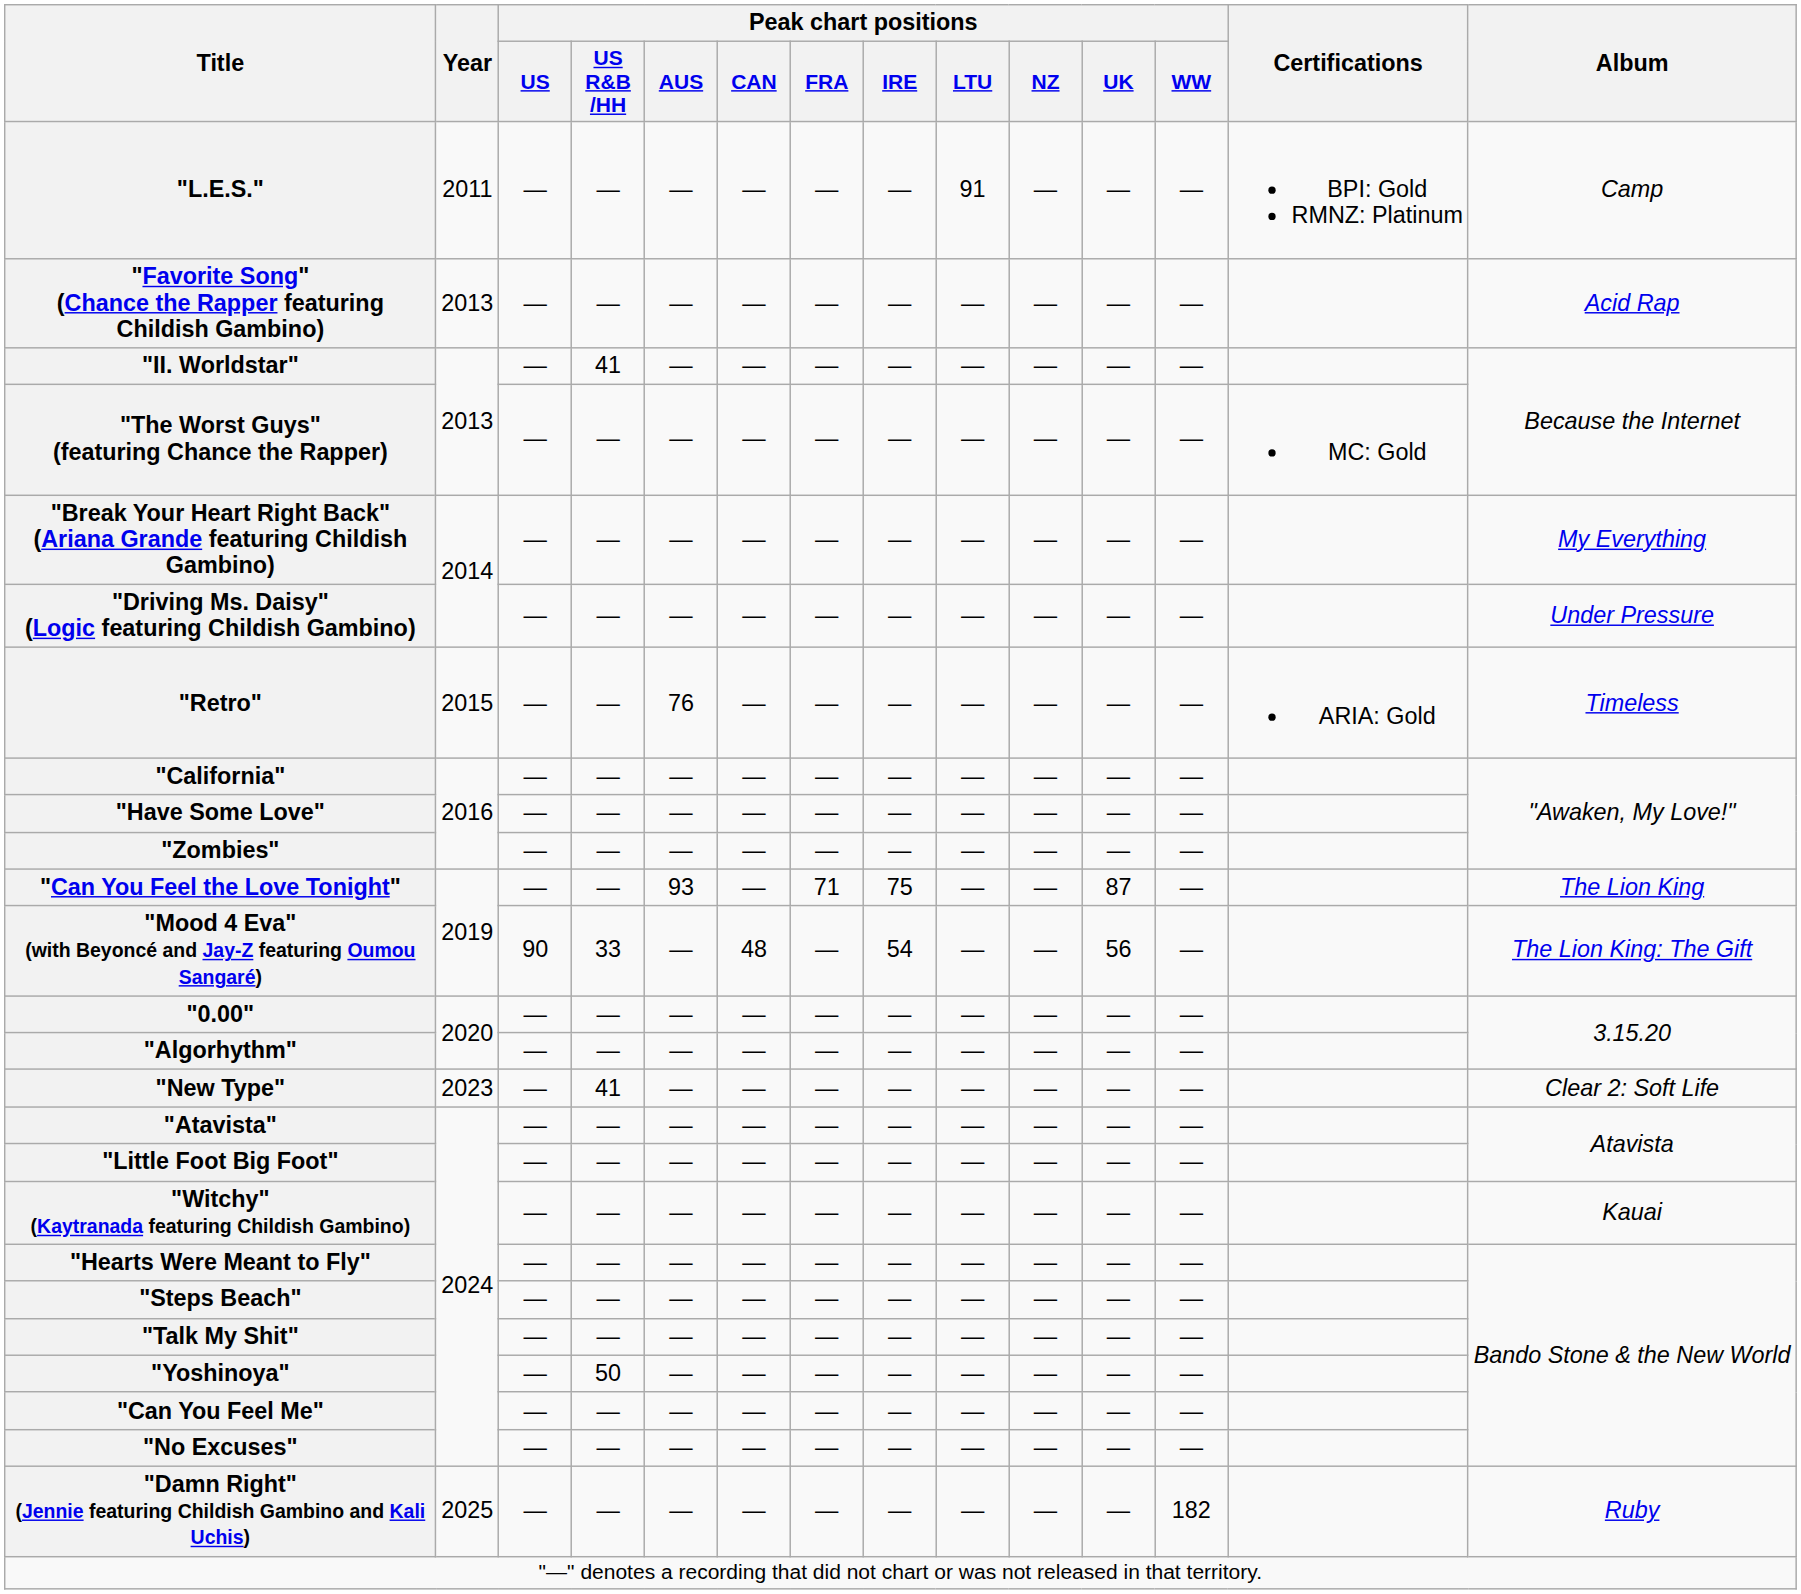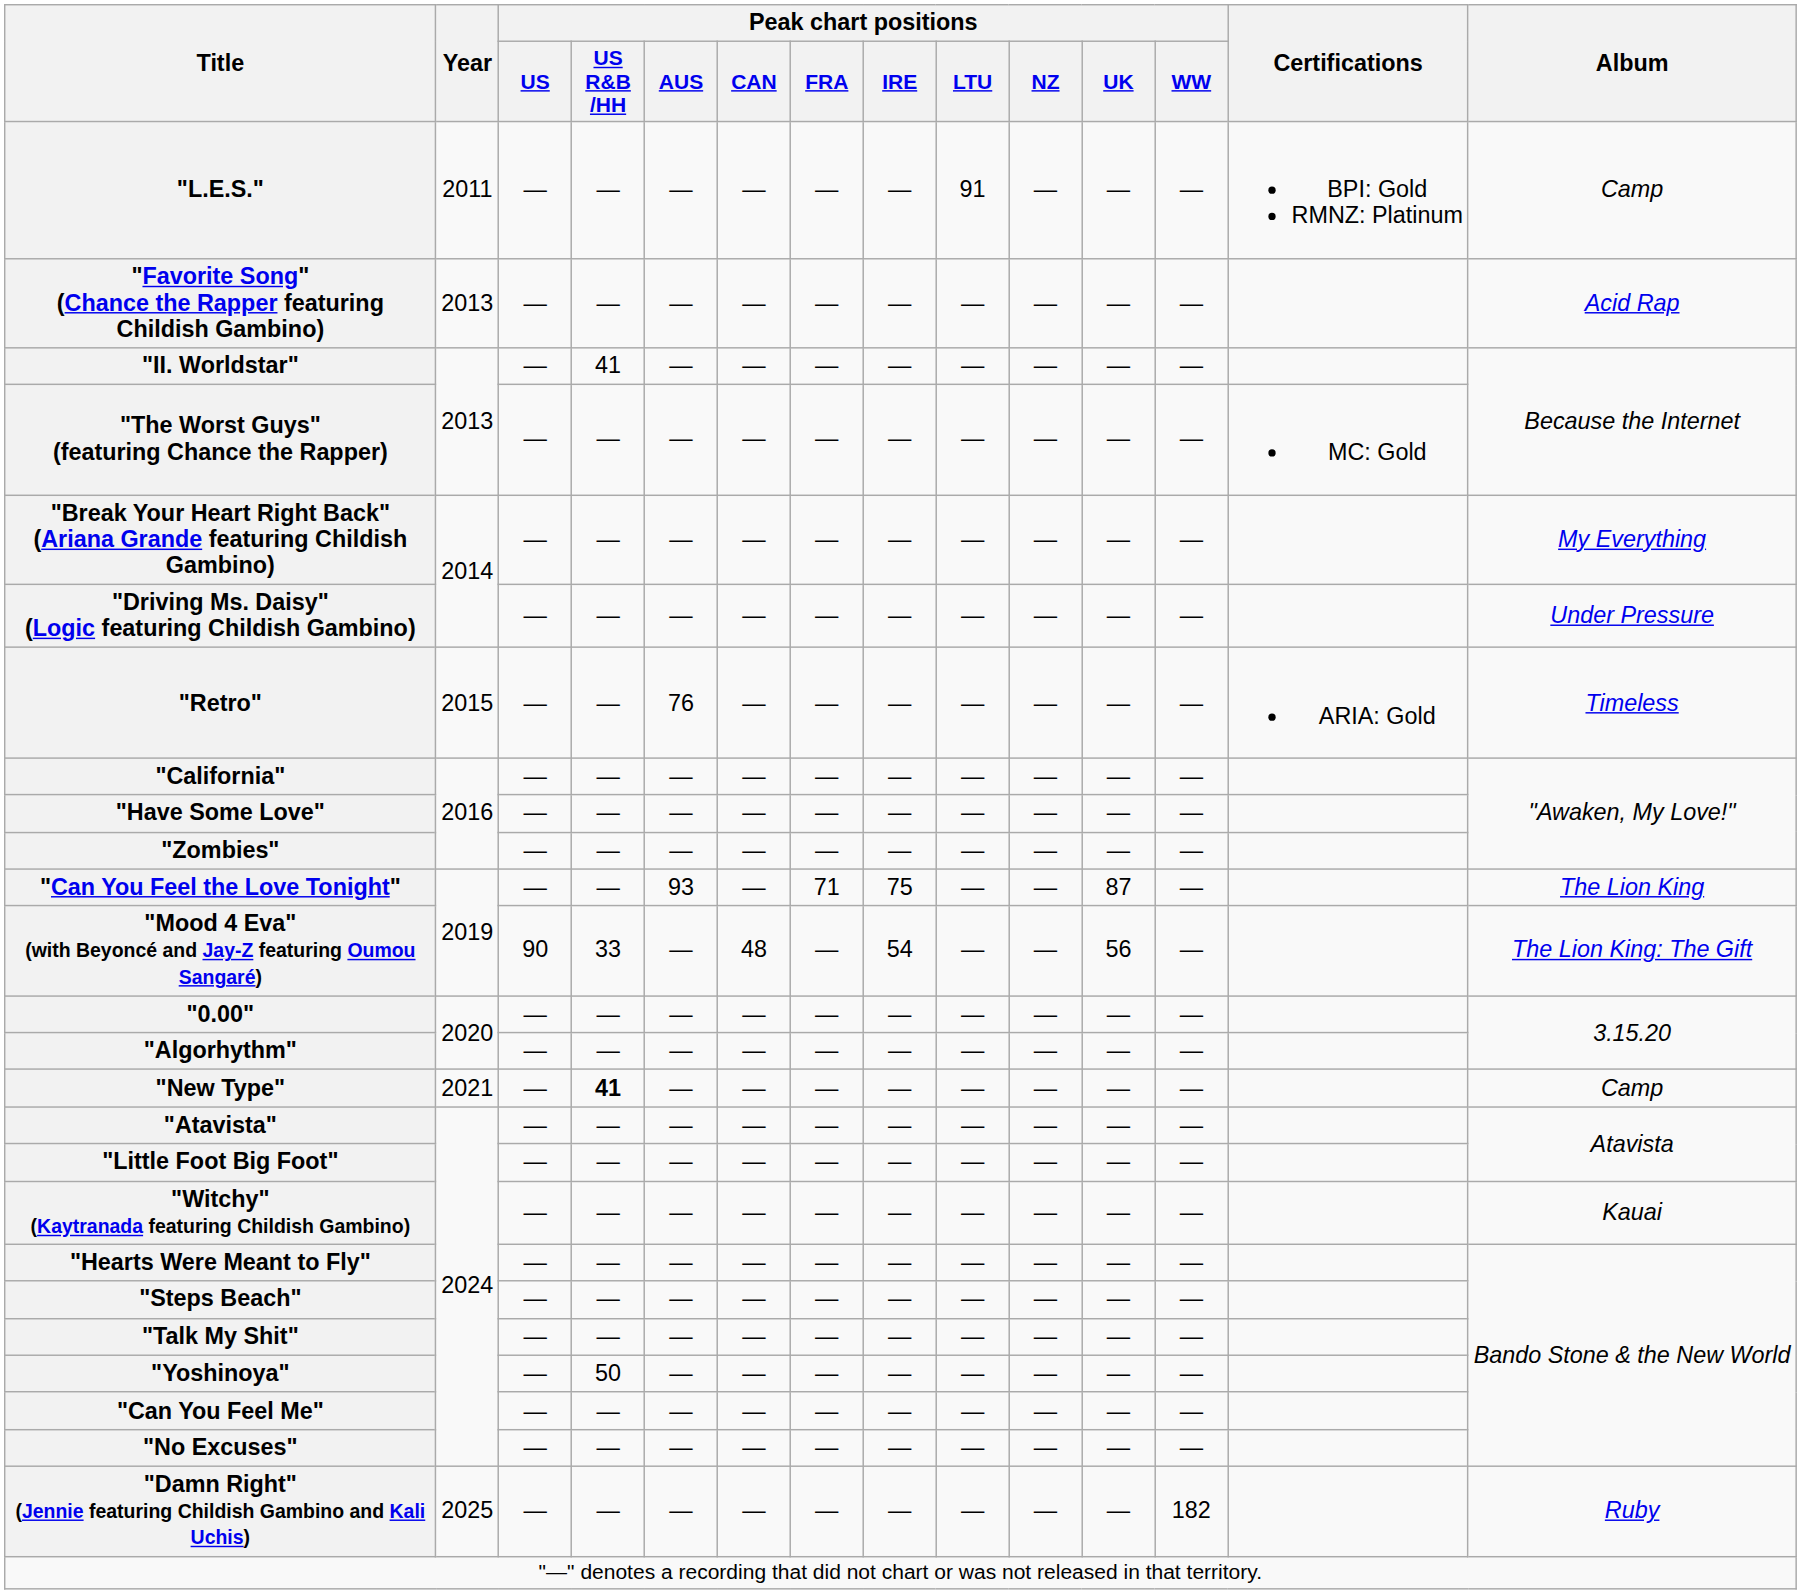(467, 1087) 2023 -> (467, 1087) 2021
(608, 1087) normal -> (608, 1087) bold
(1632, 1087) Clear 2: Soft Life -> (1632, 1087) Camp
